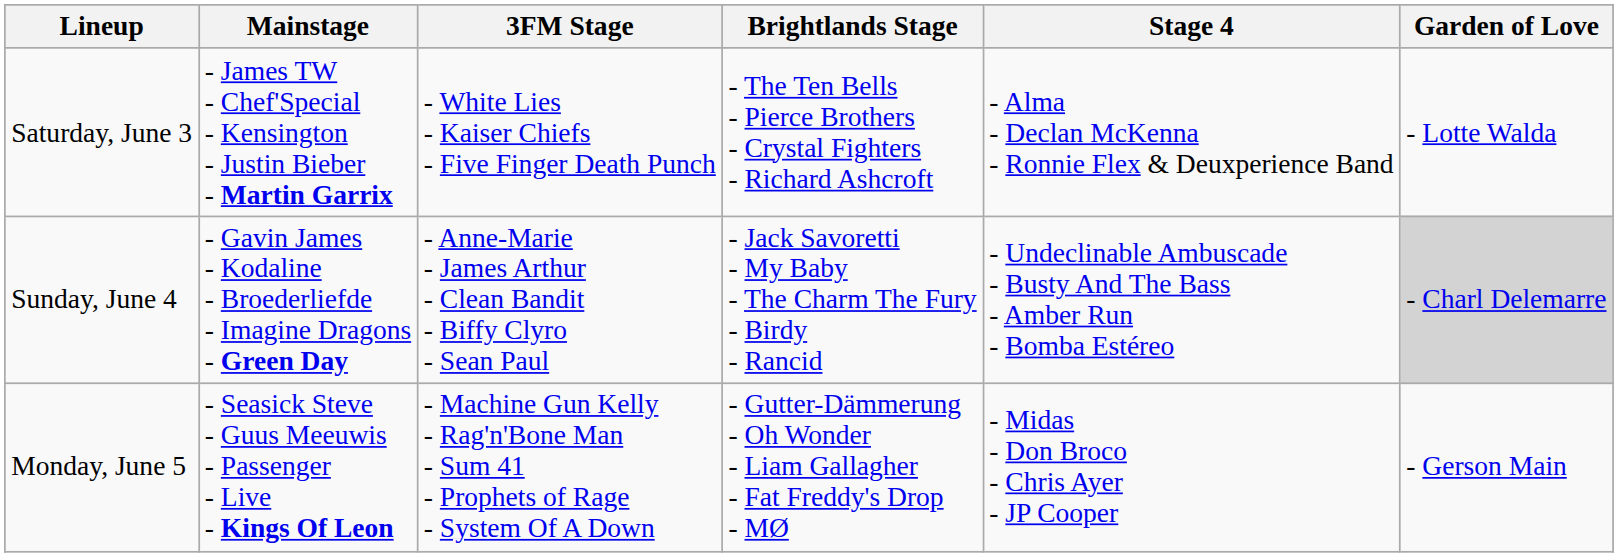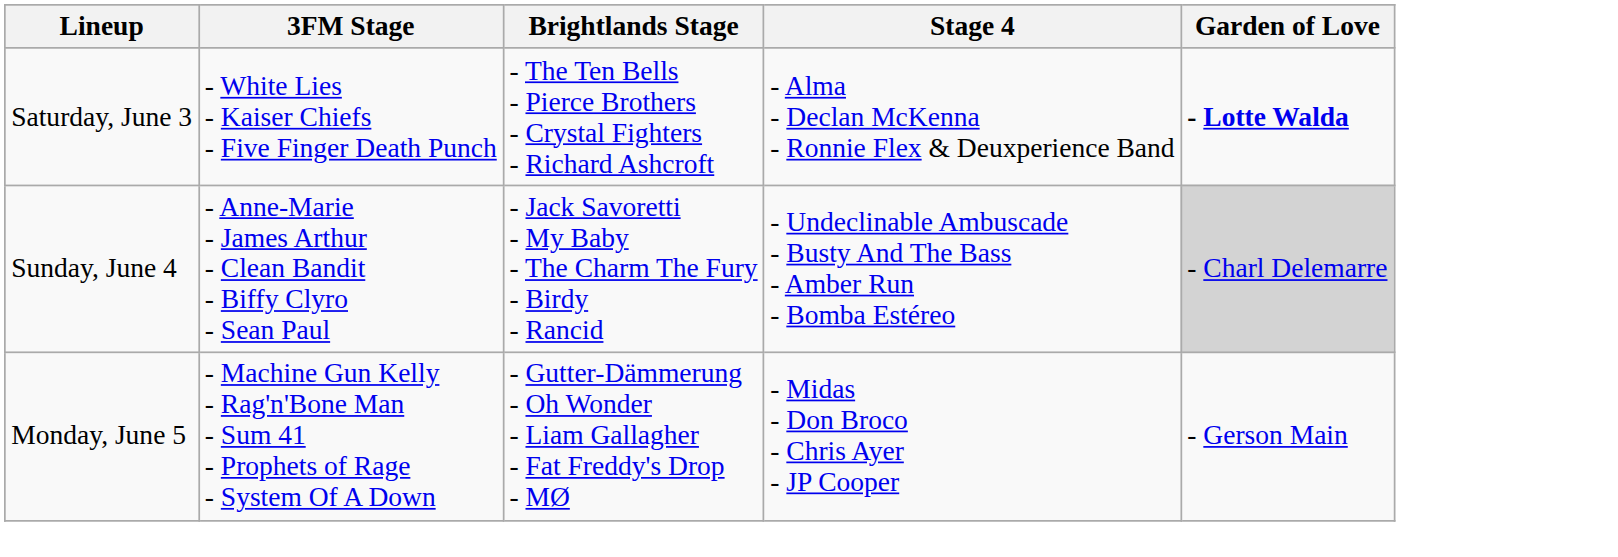- column: (308, 26)
(1481, 131) normal -> (1268, 116) bold
